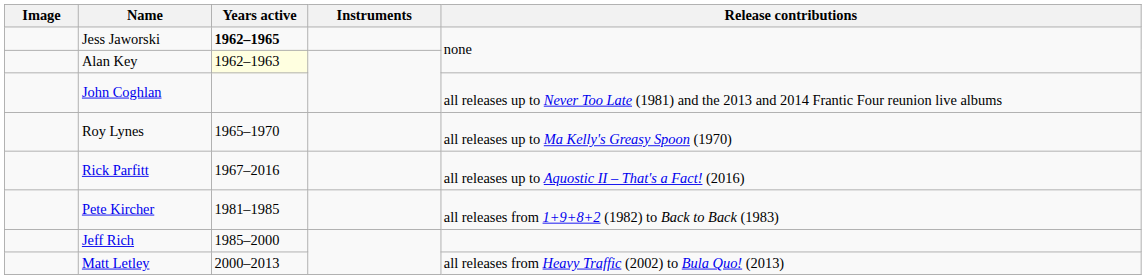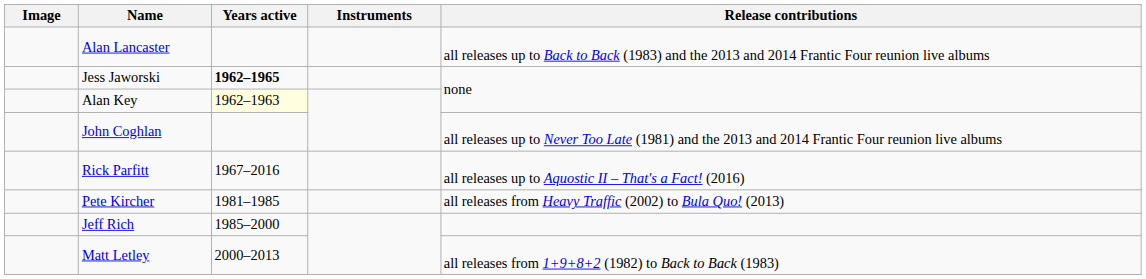+ row: (126, 46)
- row: (113, 131)
(611, 217) all releases from 1+9+8+2 (1982) to Back to Back (1983) -> (614, 201) all releases from Heavy Traffic (2002) to Bula Quo! (2013)
(614, 263) all releases from Heavy Traffic (2002) to Bula Quo! (2013) -> (611, 263) all releases from 1+9+8+2 (1982) to Back to Back (1983)
